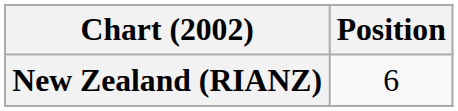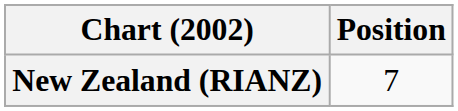(391, 79) 6 -> (391, 79) 7
